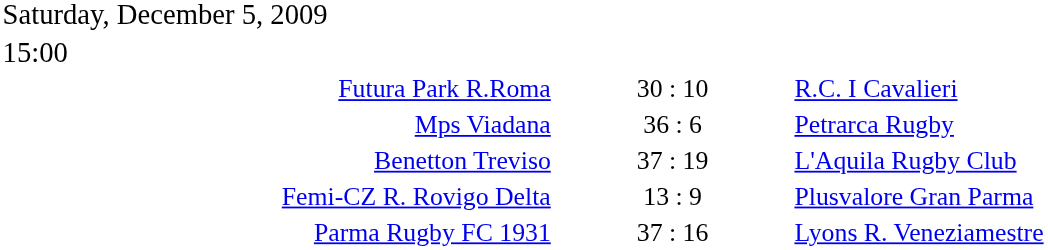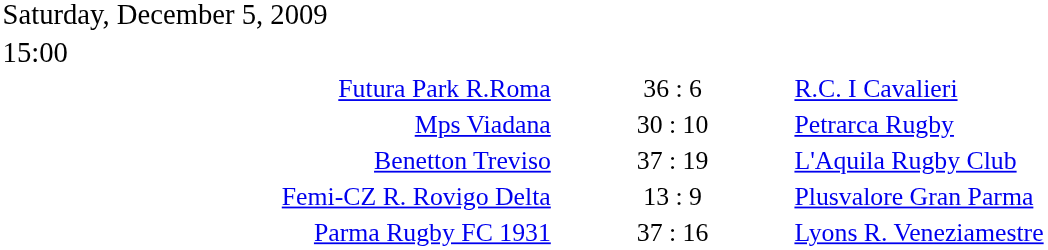(673, 88) 30 : 10 -> (673, 88) 36 : 6
(673, 124) 36 : 6 -> (673, 124) 30 : 10
